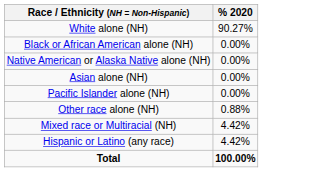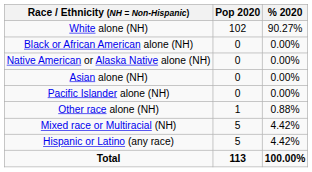+ column: (238, 12)
